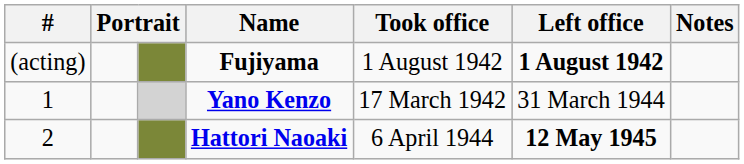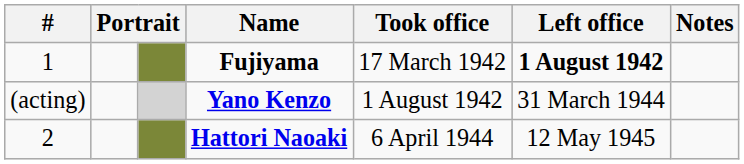(48, 61) (acting) -> (48, 61) 1
(432, 61) 1 August 1942 -> (432, 61) 17 March 1942
(48, 100) 1 -> (48, 100) (acting)
(432, 100) 17 March 1942 -> (432, 100) 1 August 1942
(591, 138) bold -> (591, 138) normal
